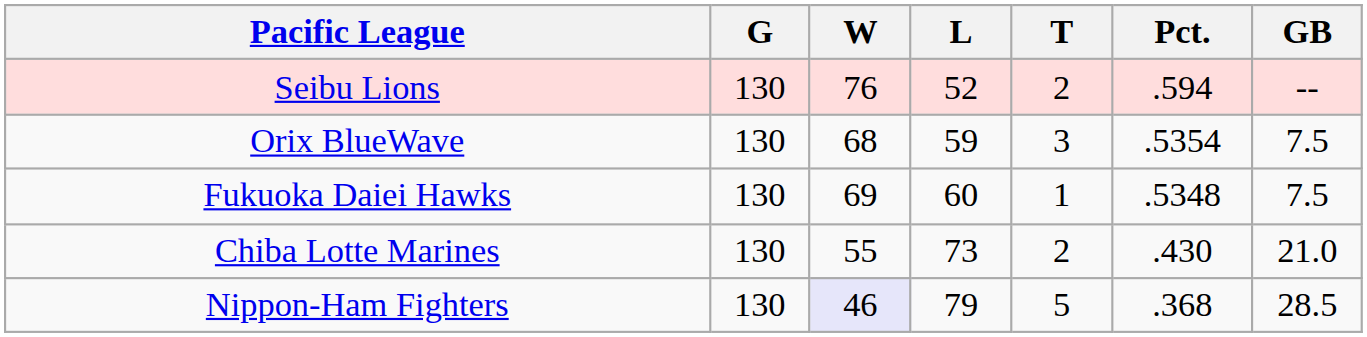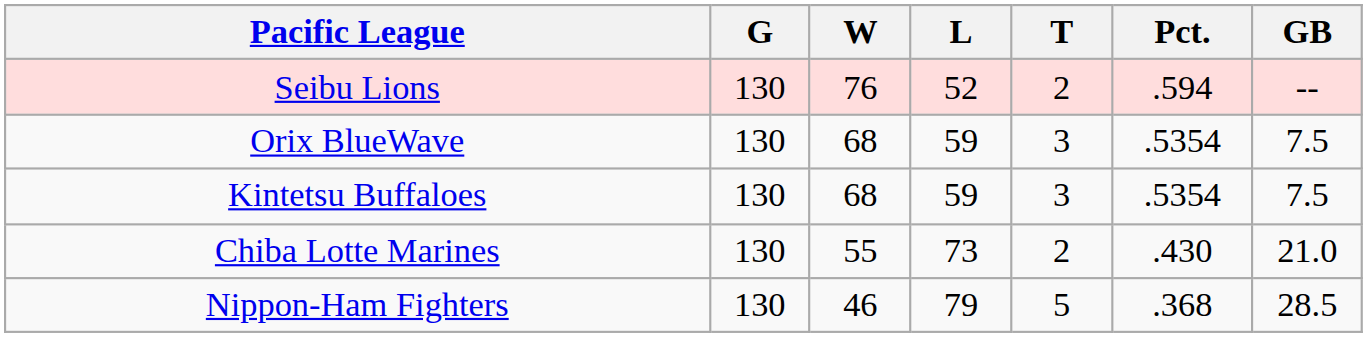+ row: (357, 195)
- row: (357, 195)
(860, 304) lavender background -> (860, 304) no background
